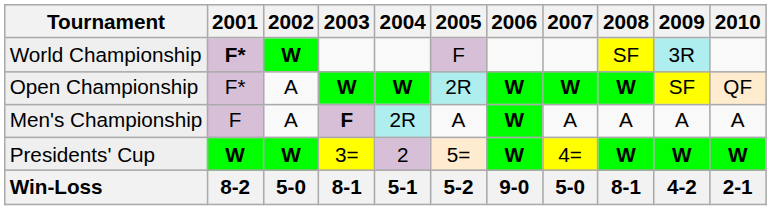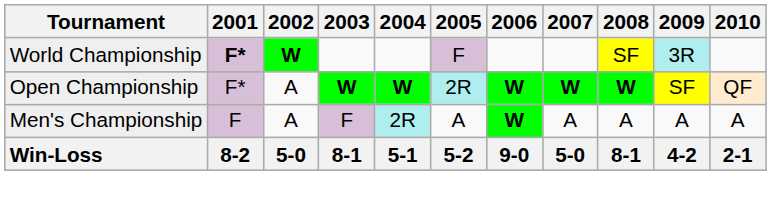(347, 121) bold -> (347, 121) normal
- row: (82, 154)
